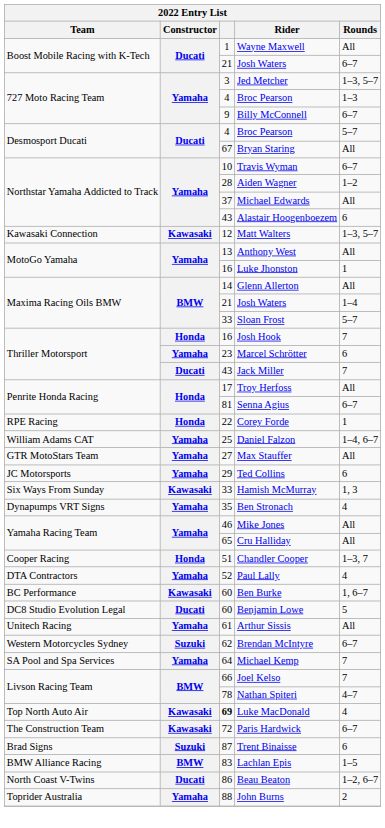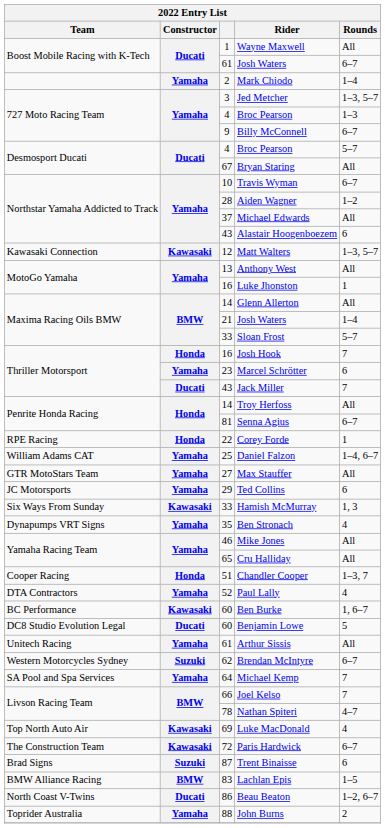(227, 63) 21 -> (227, 63) 61
+ row: (82, 81)
(227, 387) 17 -> (227, 404) 14
(227, 711) bold -> (227, 728) normal
